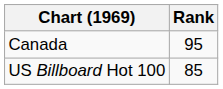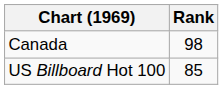(194, 44) 95 -> (194, 44) 98
